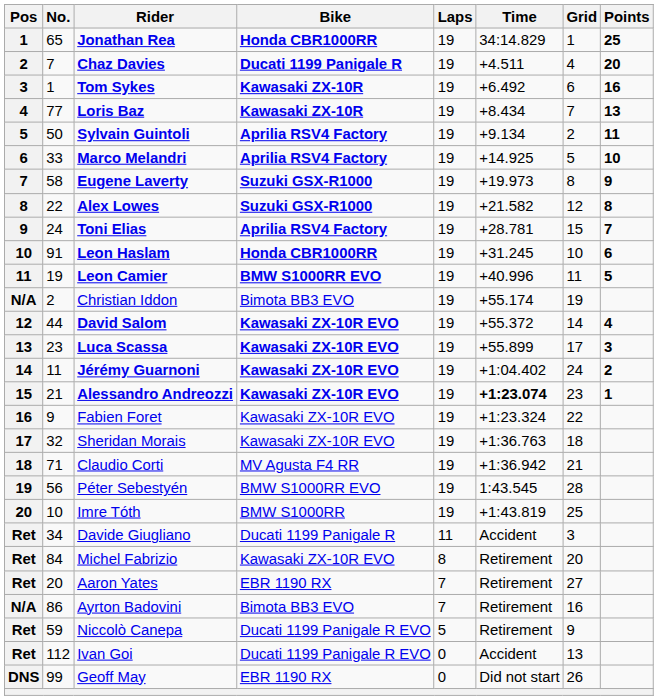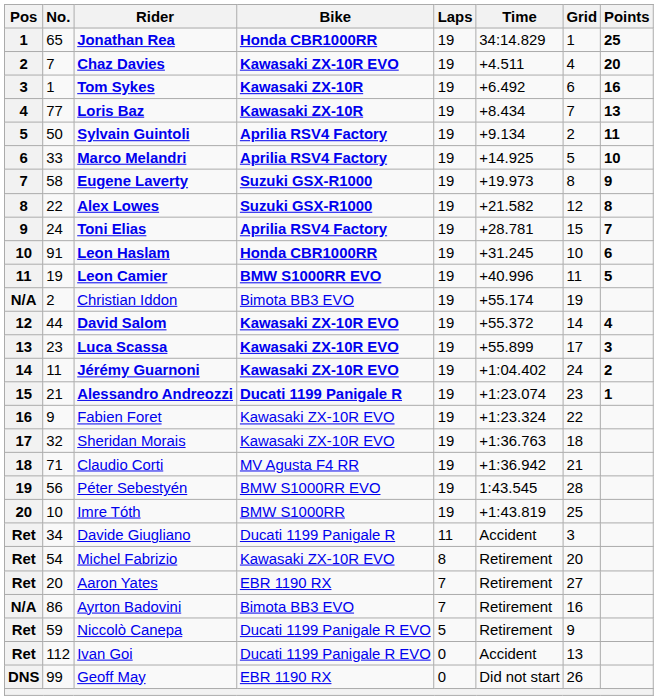(321, 64) Ducati 1199 Panigale R -> (319, 64) Kawasaki ZX-10R EVO
(319, 394) Kawasaki ZX-10R EVO -> (321, 394) Ducati 1199 Panigale R
(513, 394) bold -> (513, 394) normal
(55, 559) 84 -> (55, 559) 54
